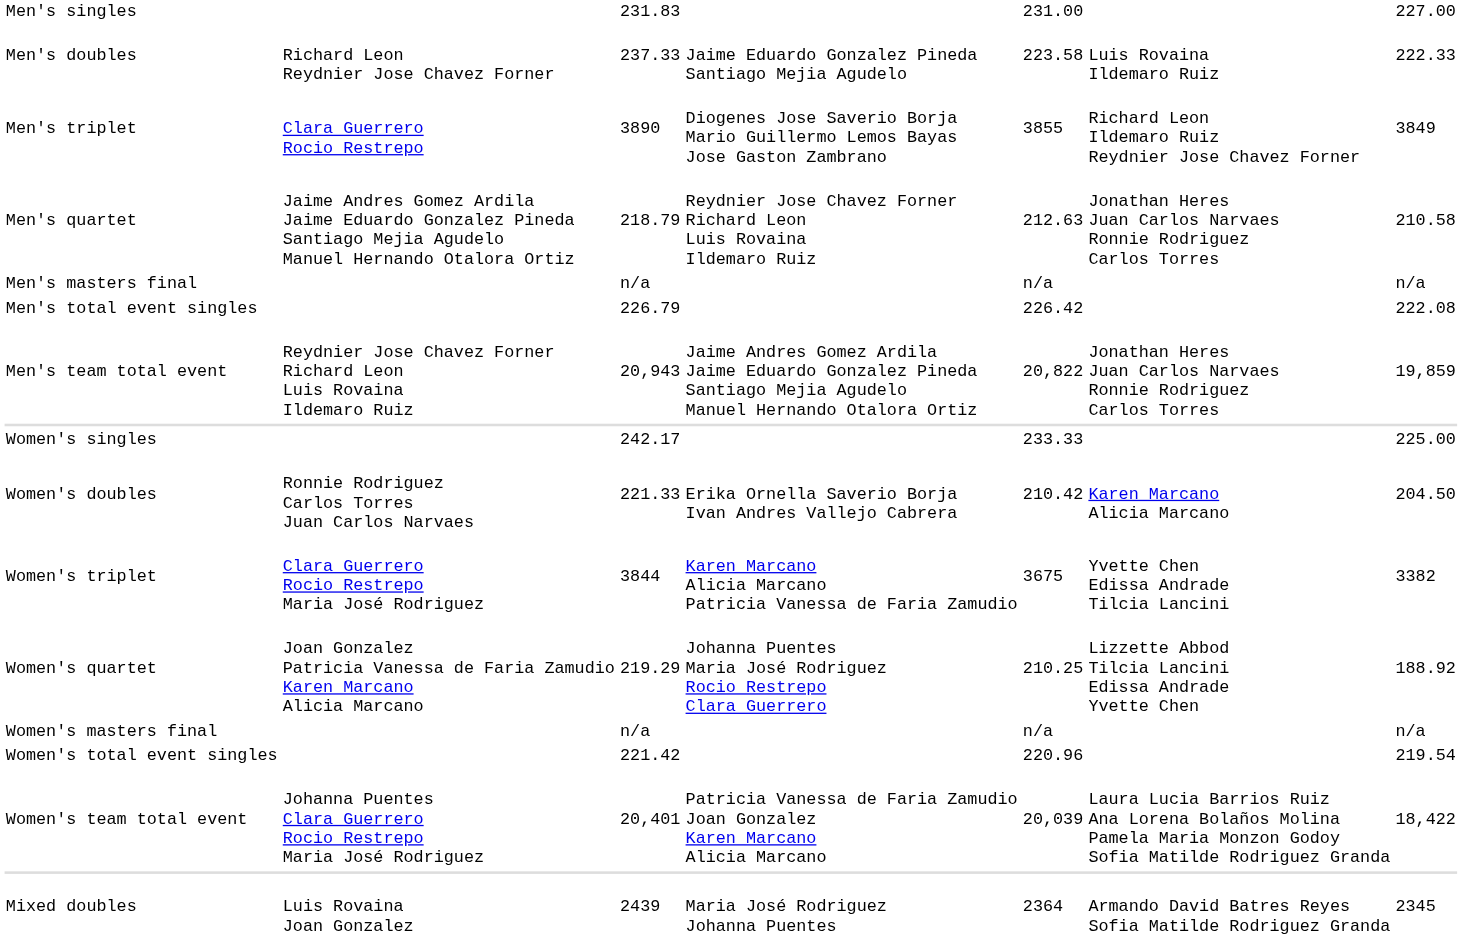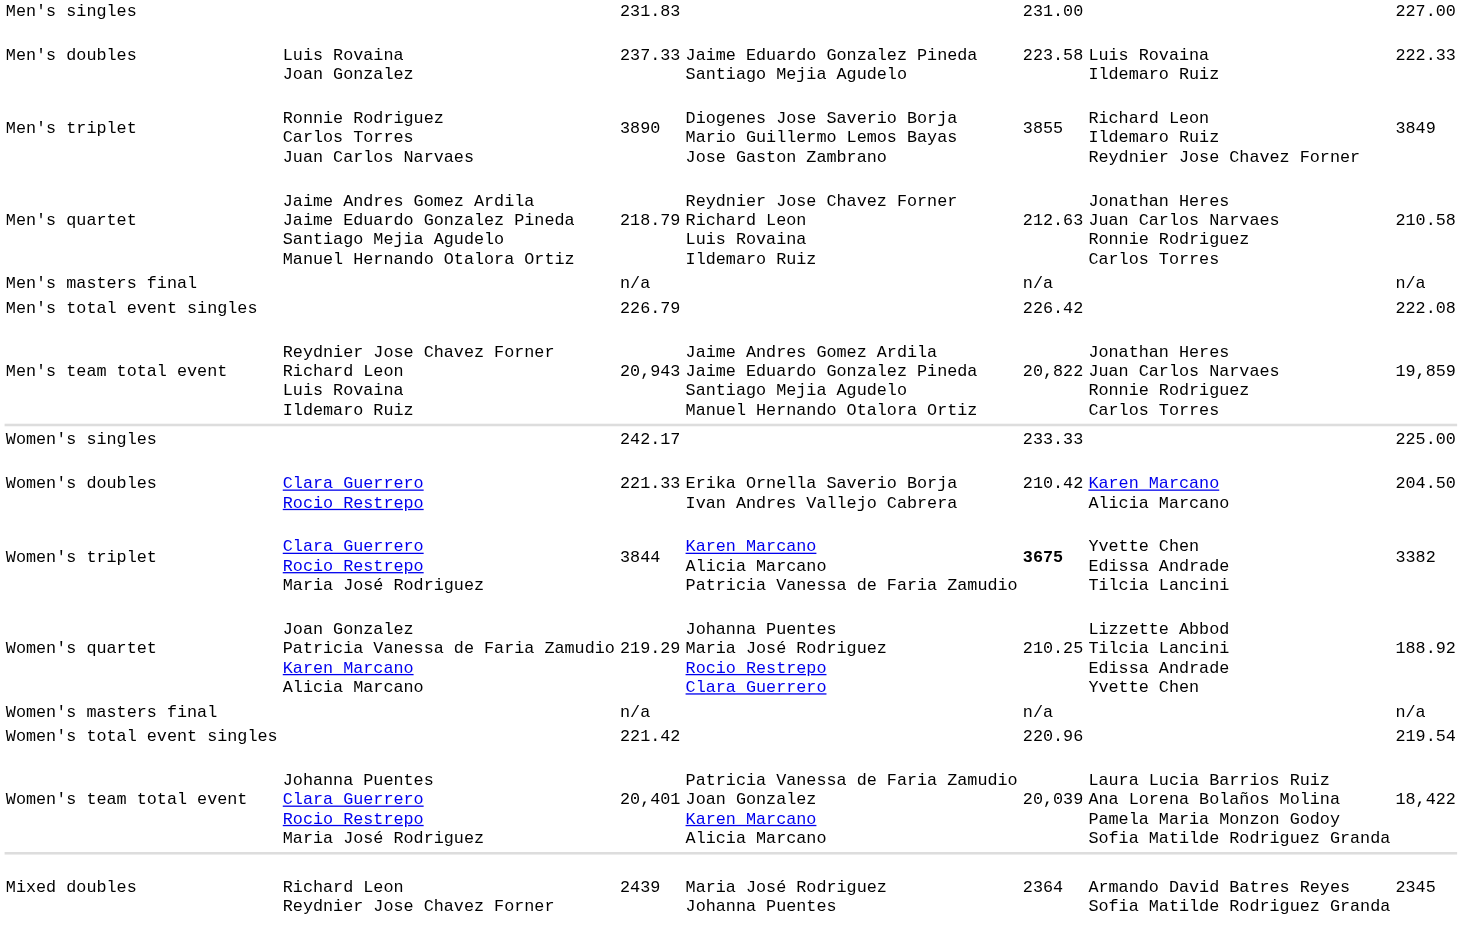(419, 65) Richard Leon Reydnier Jose Chavez Forner -> (348, 65) Luis Rovaina Joan Gonzalez
(353, 138) Clara Guerrero Rocio Restrepo -> (378, 138) Ronnie Rodriguez Carlos Torres Juan Carlos Narvaes
(378, 503) Ronnie Rodriguez Carlos Torres Juan Carlos Narvaes -> (353, 493) Clara Guerrero Rocio Restrepo
(1043, 576) normal -> (1043, 557) bold
(348, 916) Luis Rovaina Joan Gonzalez -> (419, 897) Richard Leon Reydnier Jose Chavez Forner
